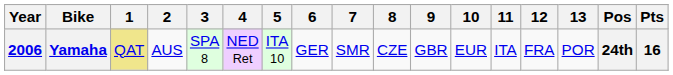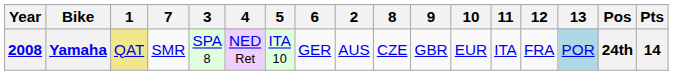columns swapped: (167, 17) <-> (353, 17)
(25, 50) 2006 -> (25, 50) 2008
(578, 50) no background -> (578, 50) lightblue background
(652, 50) 16 -> (652, 50) 14
